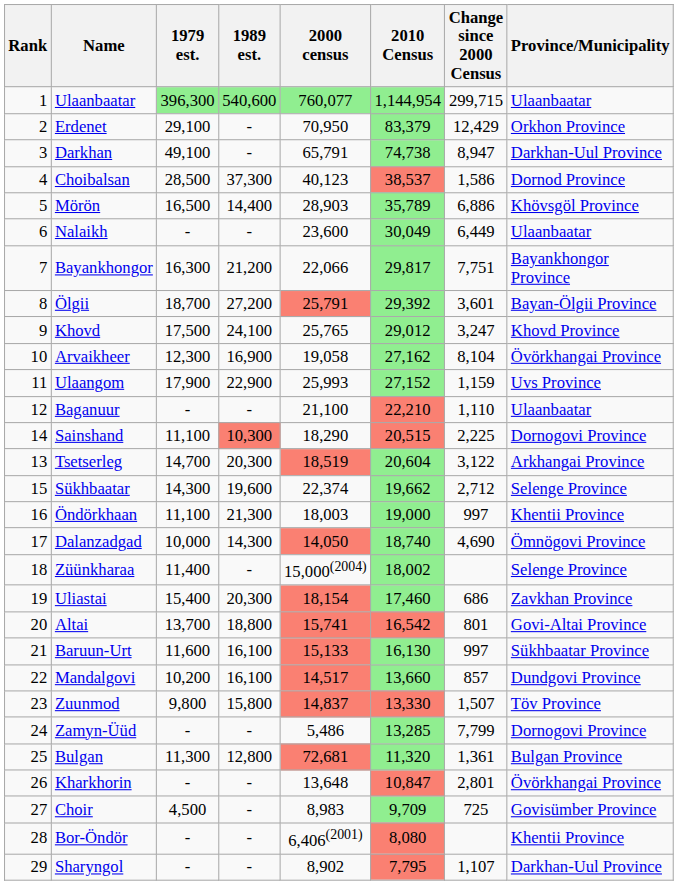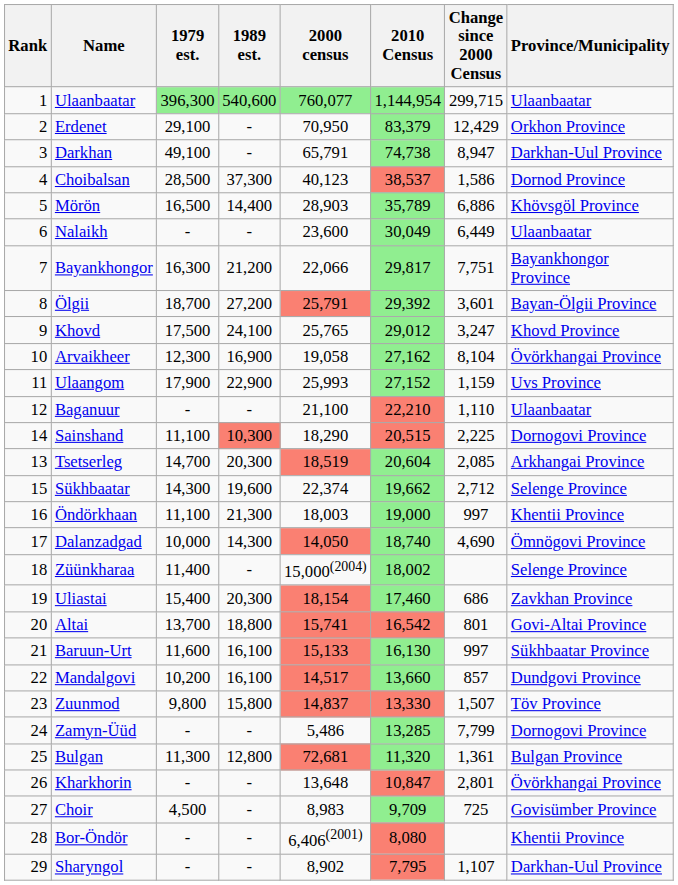(476, 462) 3,122 -> (476, 462) 2,085
